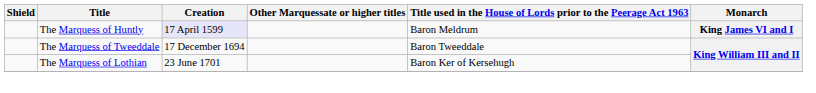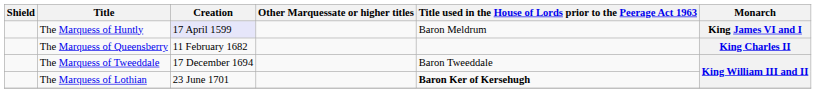+ row: (104, 46)
(462, 63) normal -> (474, 79) bold
